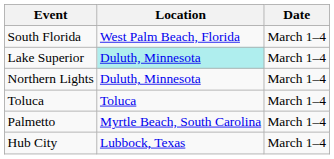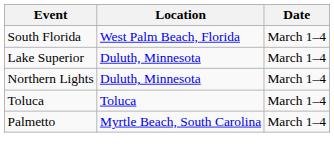(150, 57) paleturquoise background -> (150, 57) no background
- row: (32, 143)
